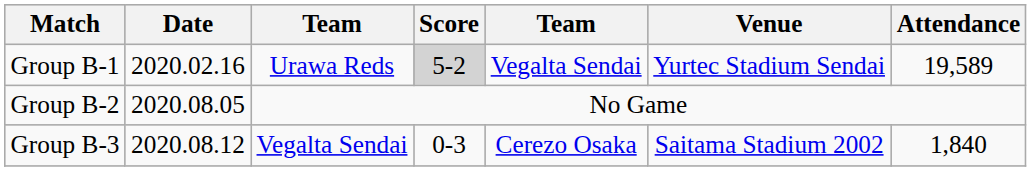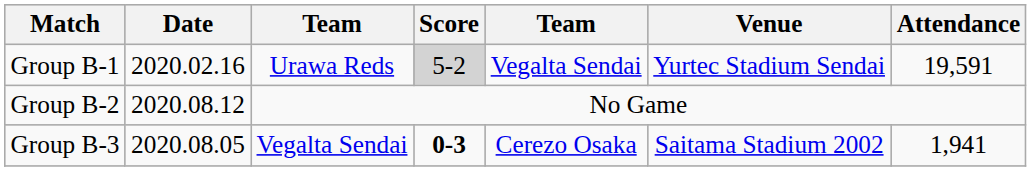(958, 64) 19,589 -> (958, 64) 19,591
(188, 104) 2020.08.05 -> (188, 104) 2020.08.12
(188, 144) 2020.08.12 -> (188, 144) 2020.08.05
(449, 144) normal -> (449, 144) bold
(958, 144) 1,840 -> (958, 144) 1,941
